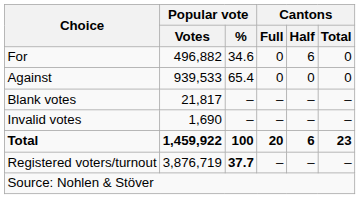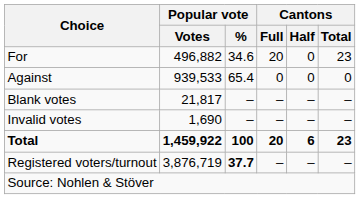(280, 57) 0 -> (276, 57) 20
(311, 57) 6 -> (311, 57) 0
(348, 57) 0 -> (344, 57) 23
